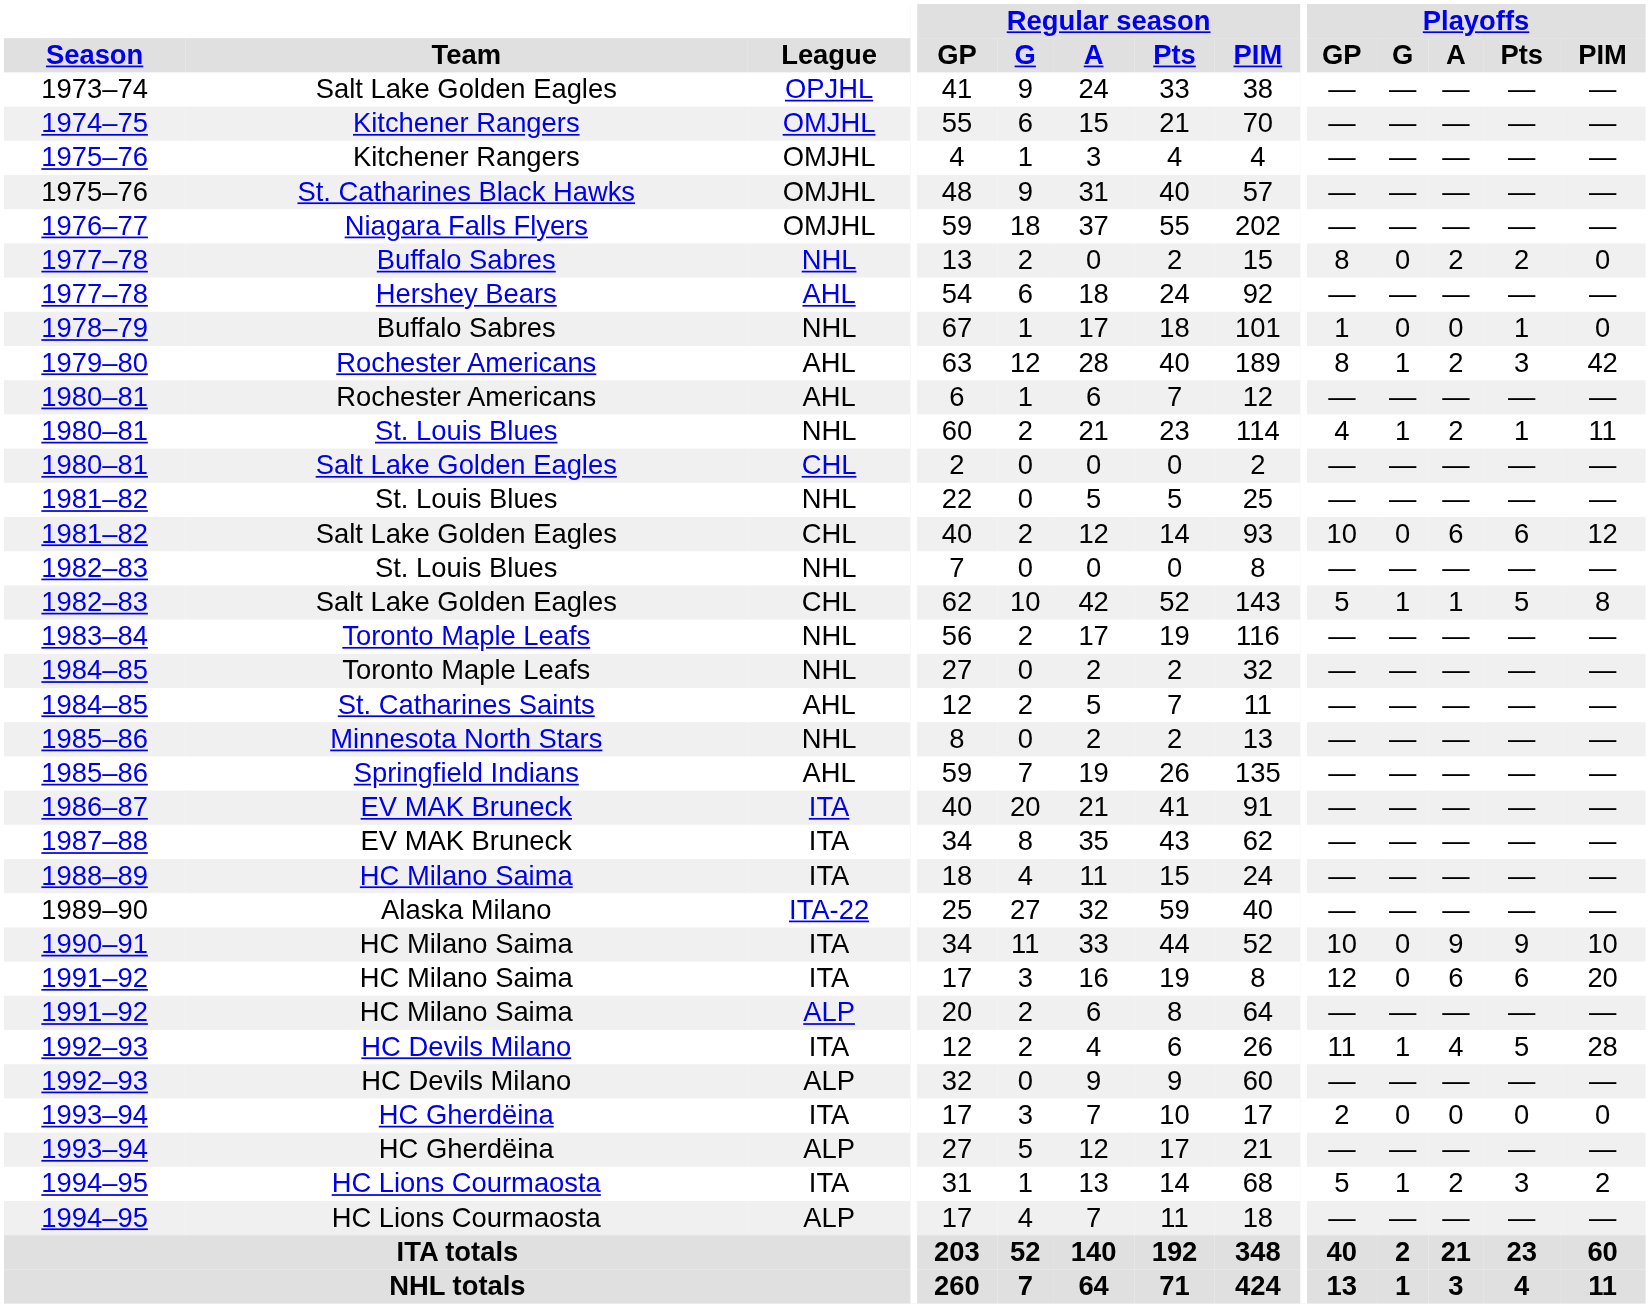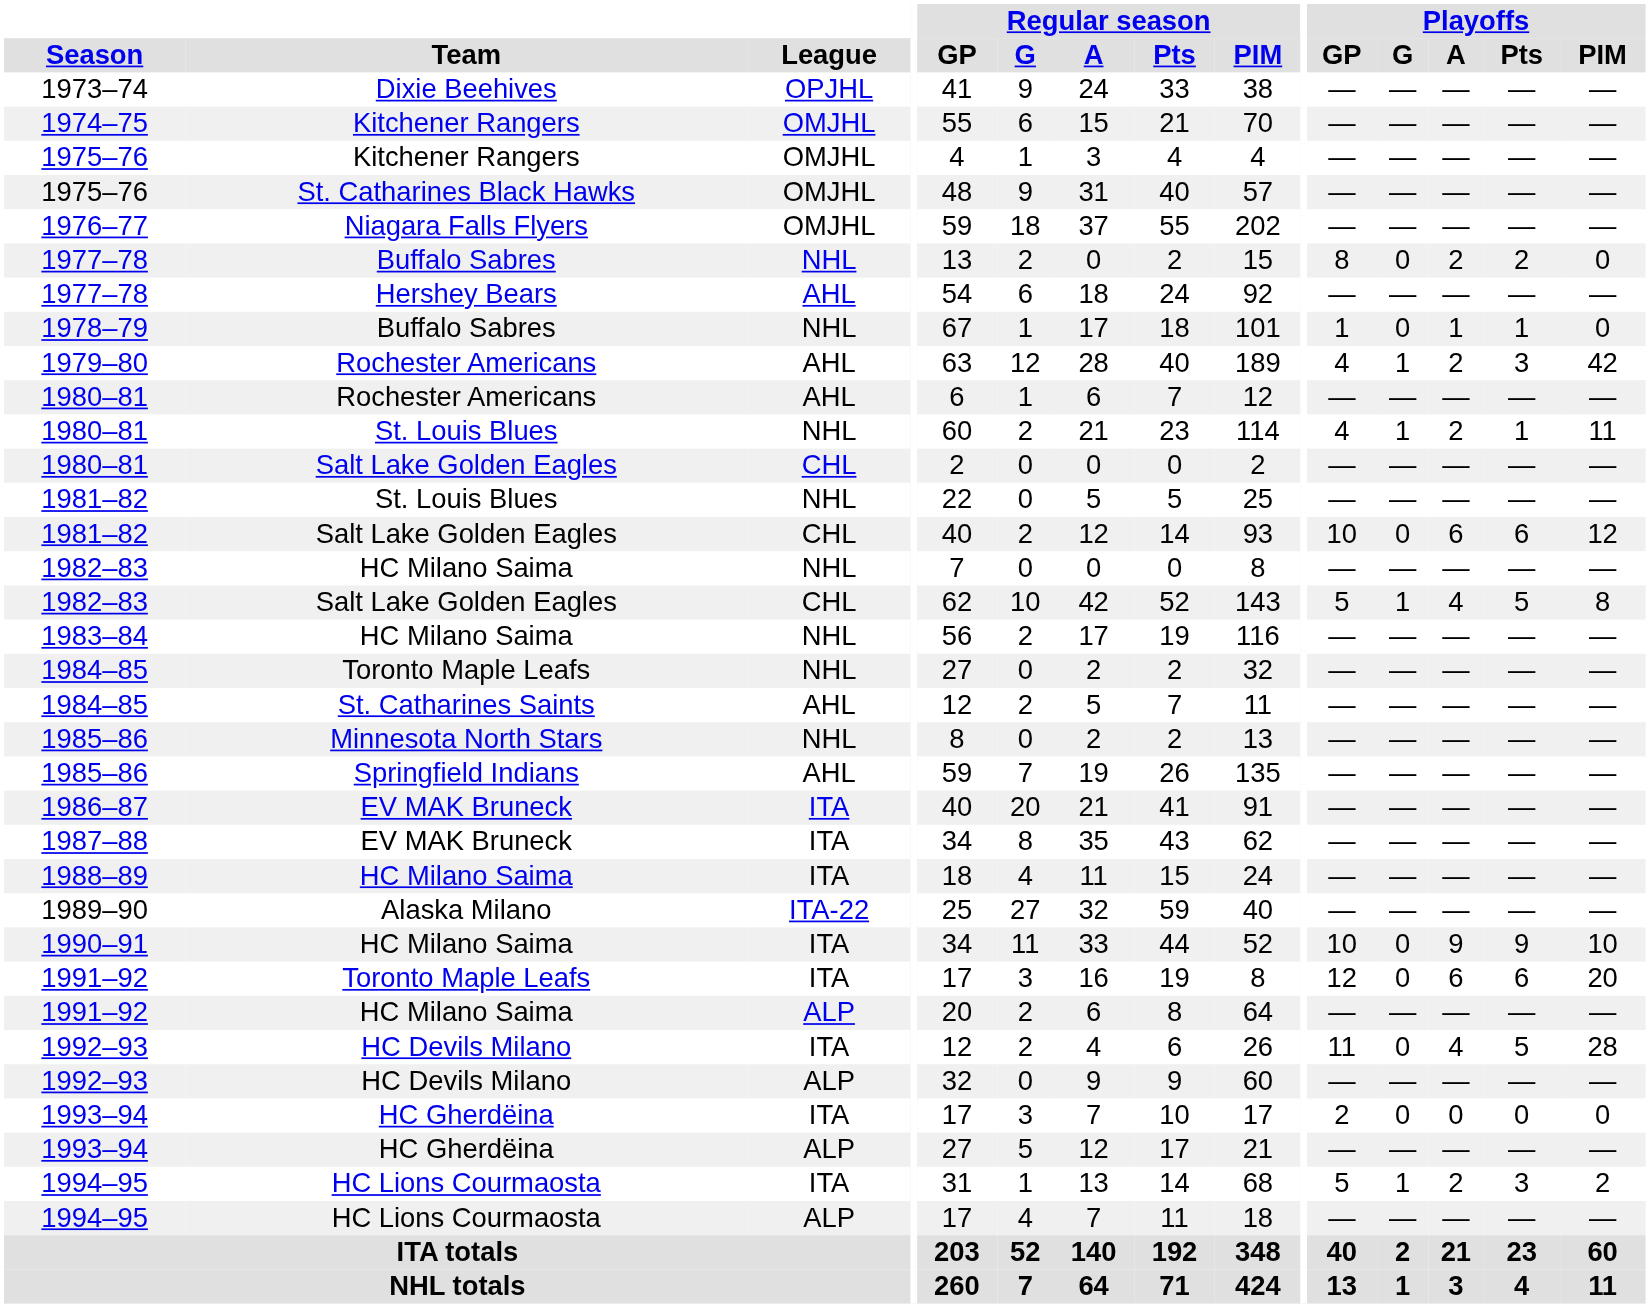(466, 89) Salt Lake Golden Eagles -> (466, 89) Dixie Beehives
(1456, 328) 0 -> (1456, 328) 1
(1342, 362) 8 -> (1342, 362) 4
(466, 567) St. Louis Blues -> (466, 567) HC Milano Saima
(1456, 602) 1 -> (1456, 602) 4
(466, 636) Toronto Maple Leafs -> (466, 636) HC Milano Saima
(466, 978) HC Milano Saima -> (466, 978) Toronto Maple Leafs
(1403, 1046) 1 -> (1403, 1046) 0
